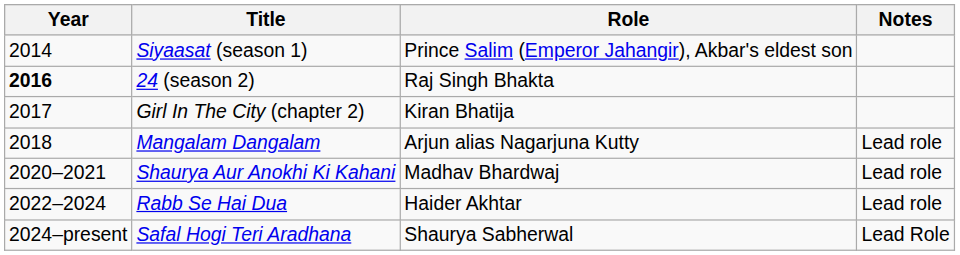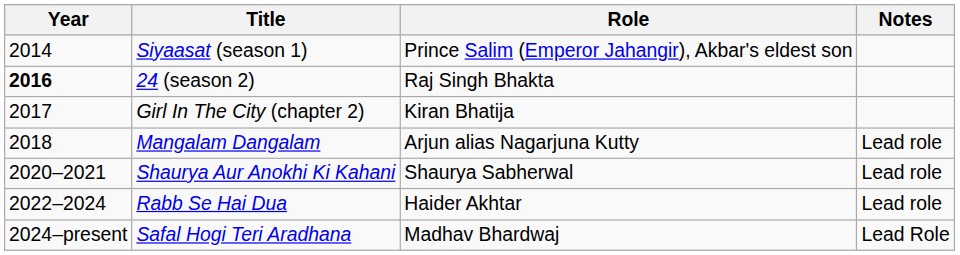(482, 173) Madhav Bhardwaj -> (489, 173) Shaurya Sabherwal
(489, 234) Shaurya Sabherwal -> (482, 234) Madhav Bhardwaj
